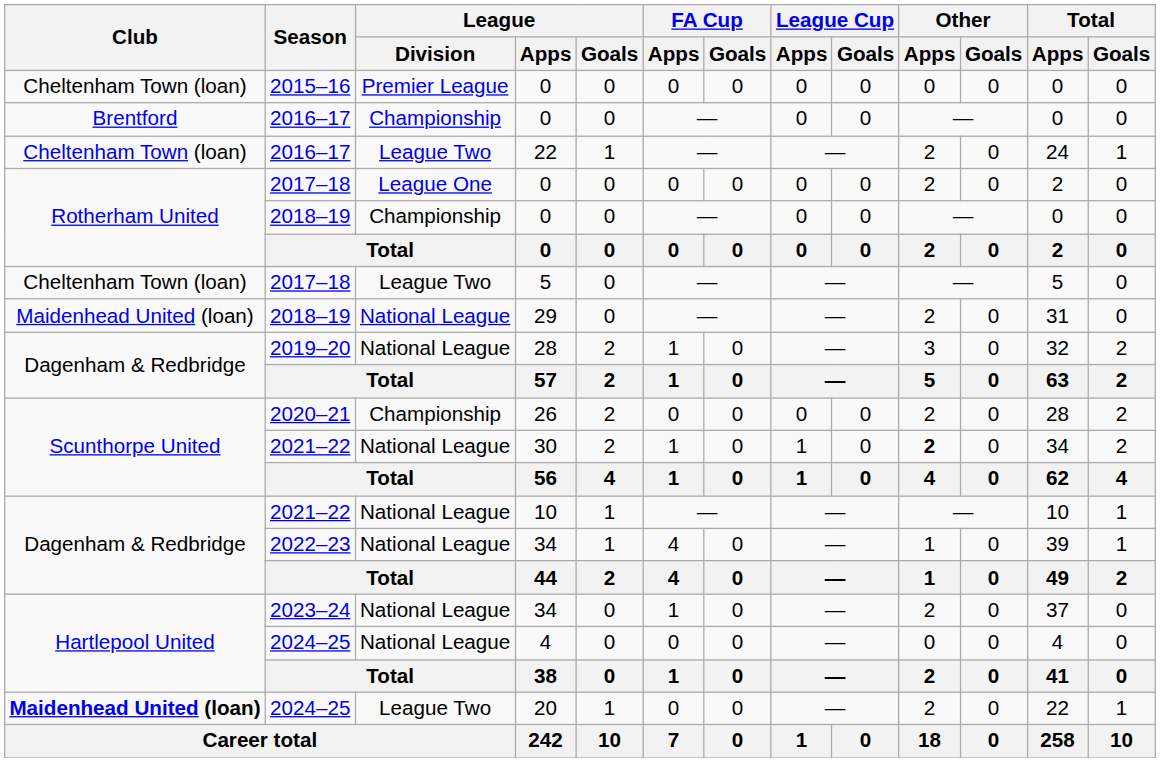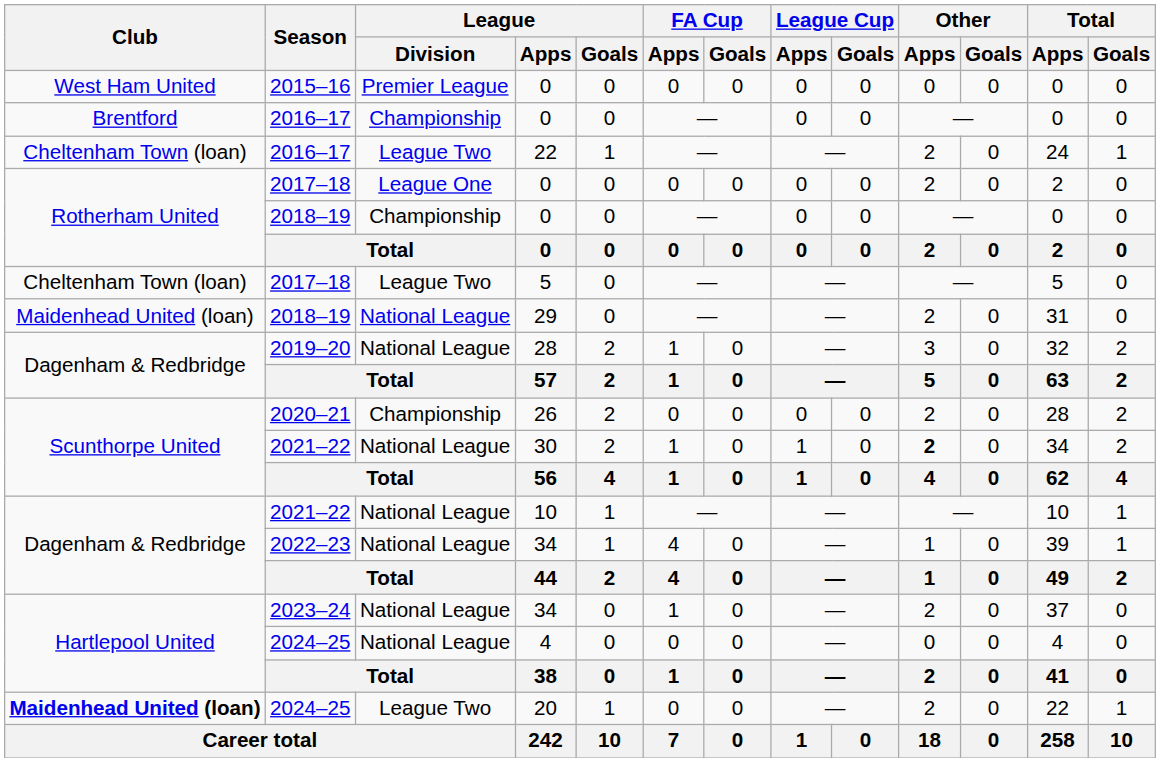(135, 86) Cheltenham Town (loan) -> (135, 86) West Ham United
